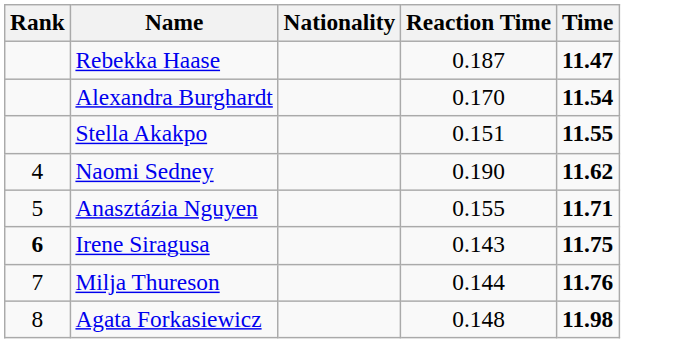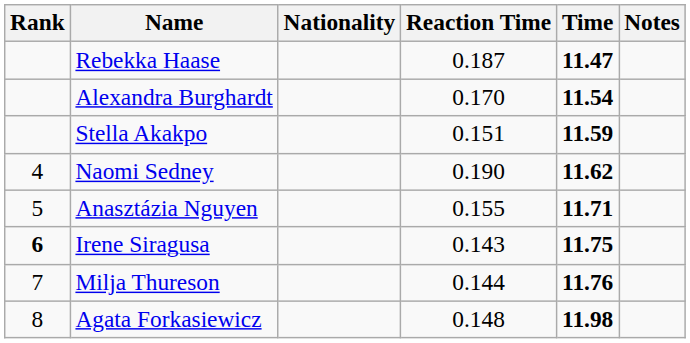+ column: (652, 23)
(588, 134) 11.55 -> (588, 134) 11.59
